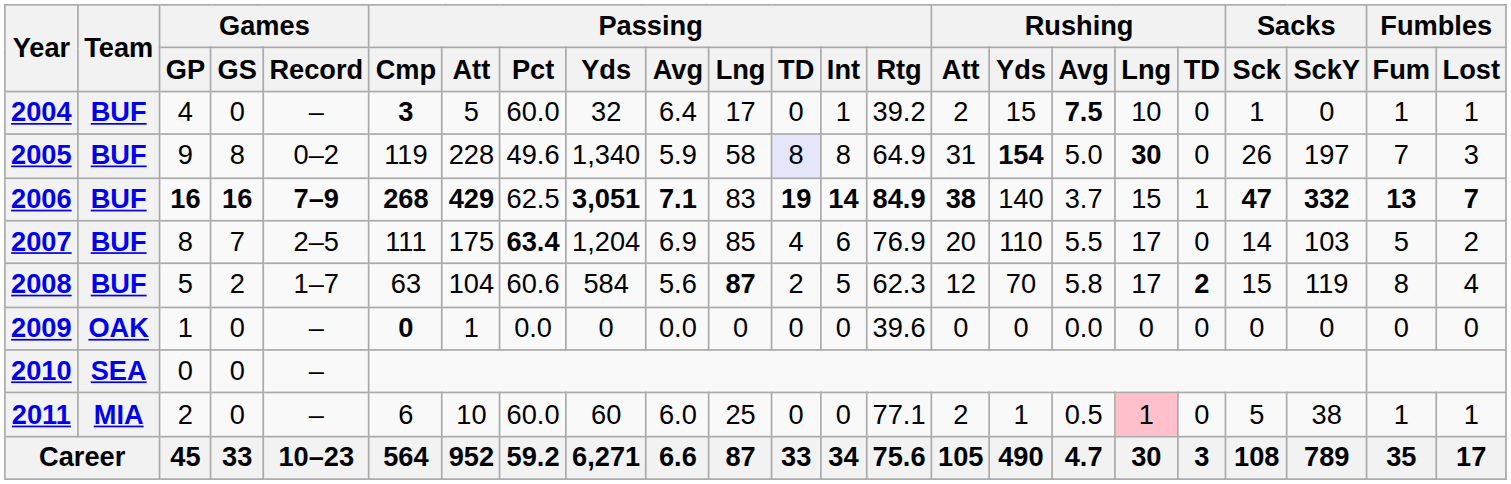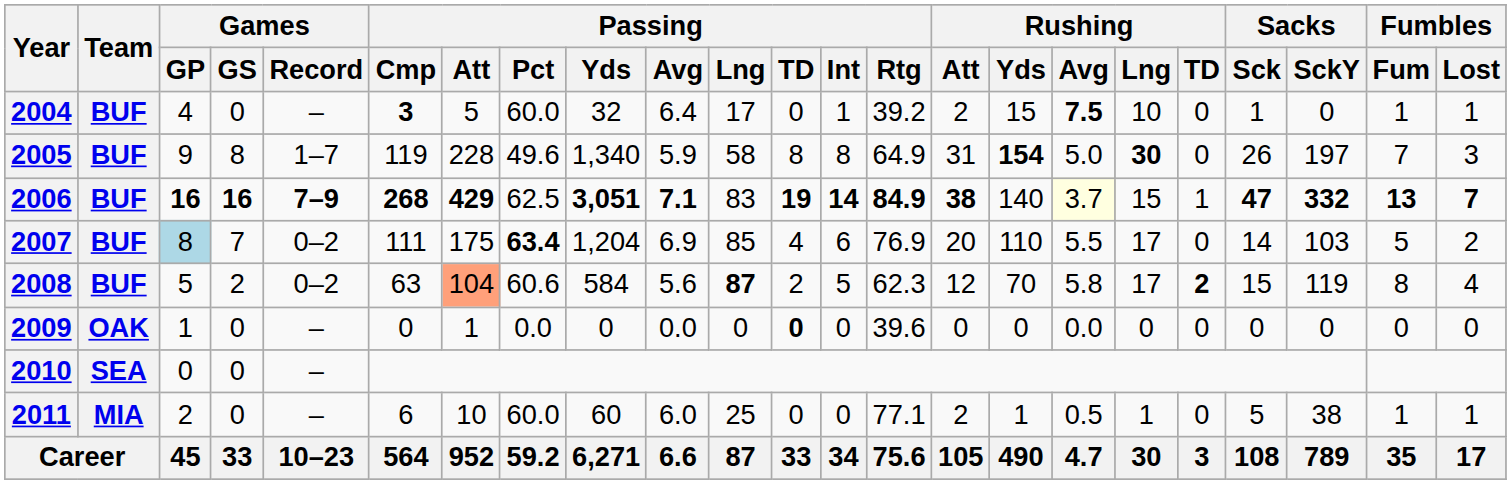(316, 155) 0–2 -> (316, 155) 1–7
(796, 155) lavender background -> (796, 155) no background
(1084, 198) no background -> (1084, 198) lightyellow background
(185, 241) no background -> (185, 241) lightblue background
(316, 241) 2–5 -> (316, 241) 0–2
(316, 284) 1–7 -> (316, 284) 0–2
(471, 284) no background -> (471, 284) lightsalmon background
(406, 328) bold -> (406, 328) normal
(796, 328) normal -> (796, 328) bold
(1146, 414) pink background -> (1146, 414) no background
